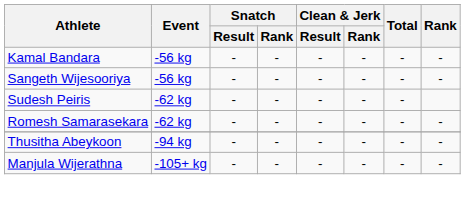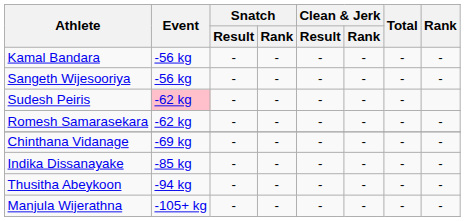(173, 100) no background -> (173, 100) pink background
+ row: (68, 142)
+ row: (66, 164)
